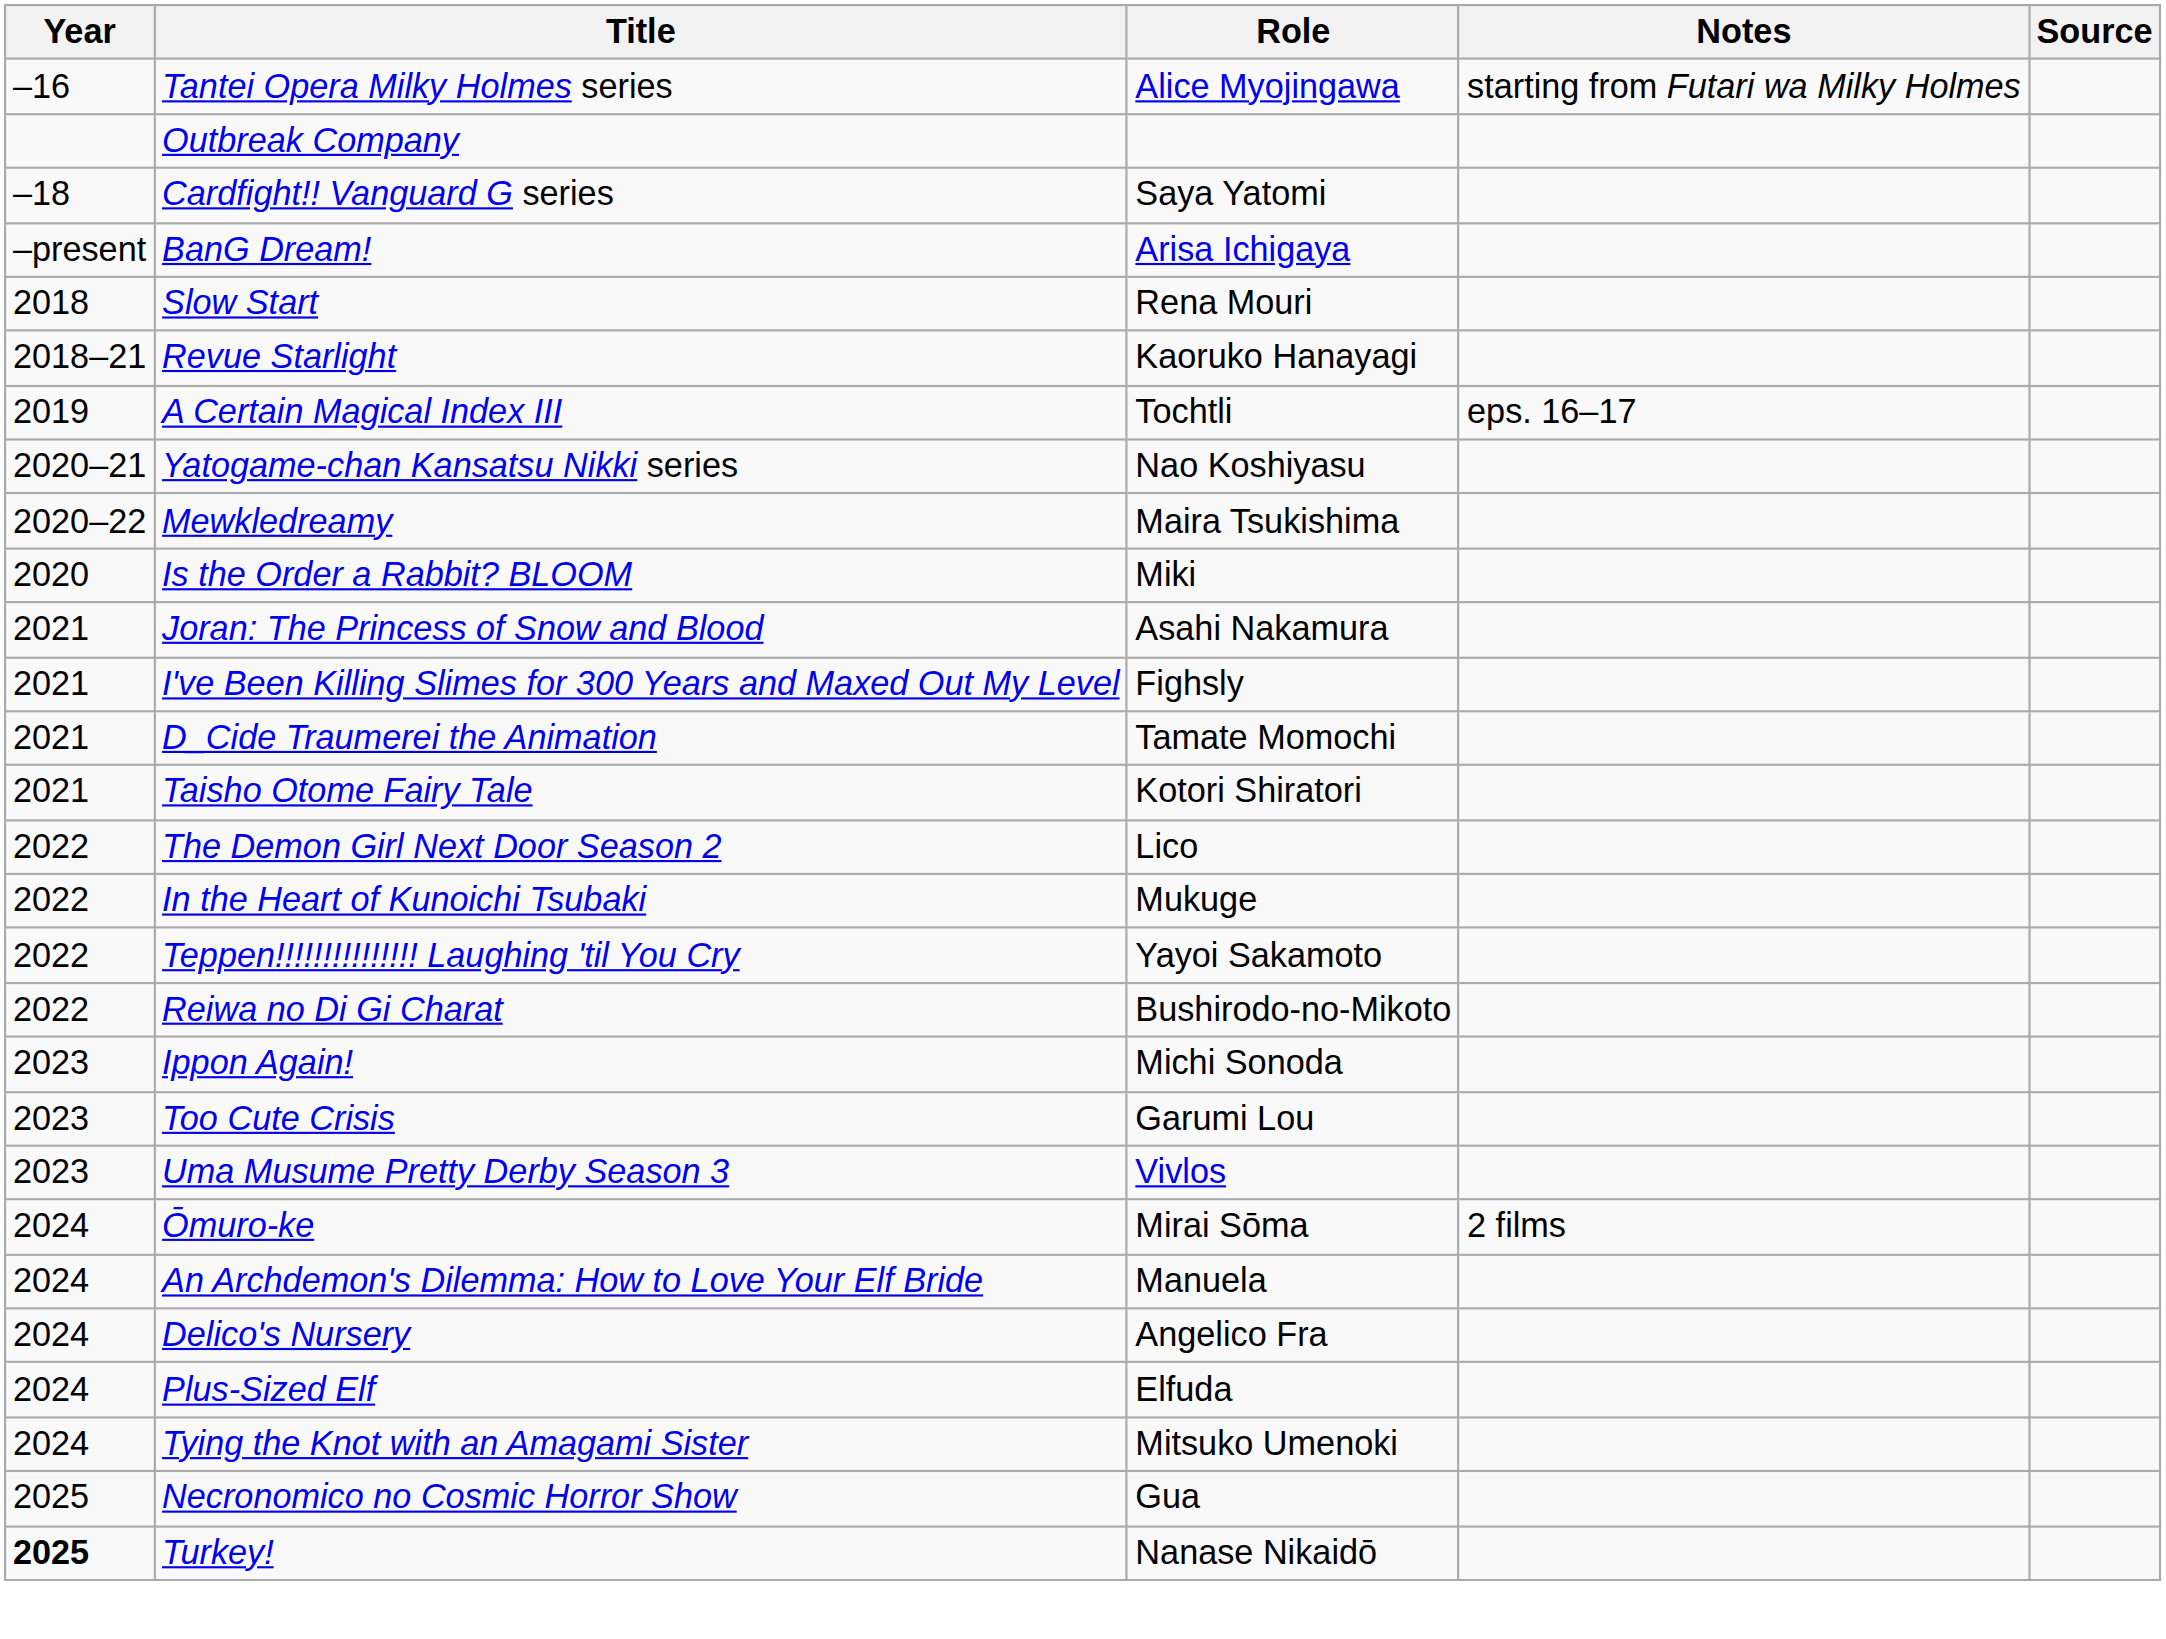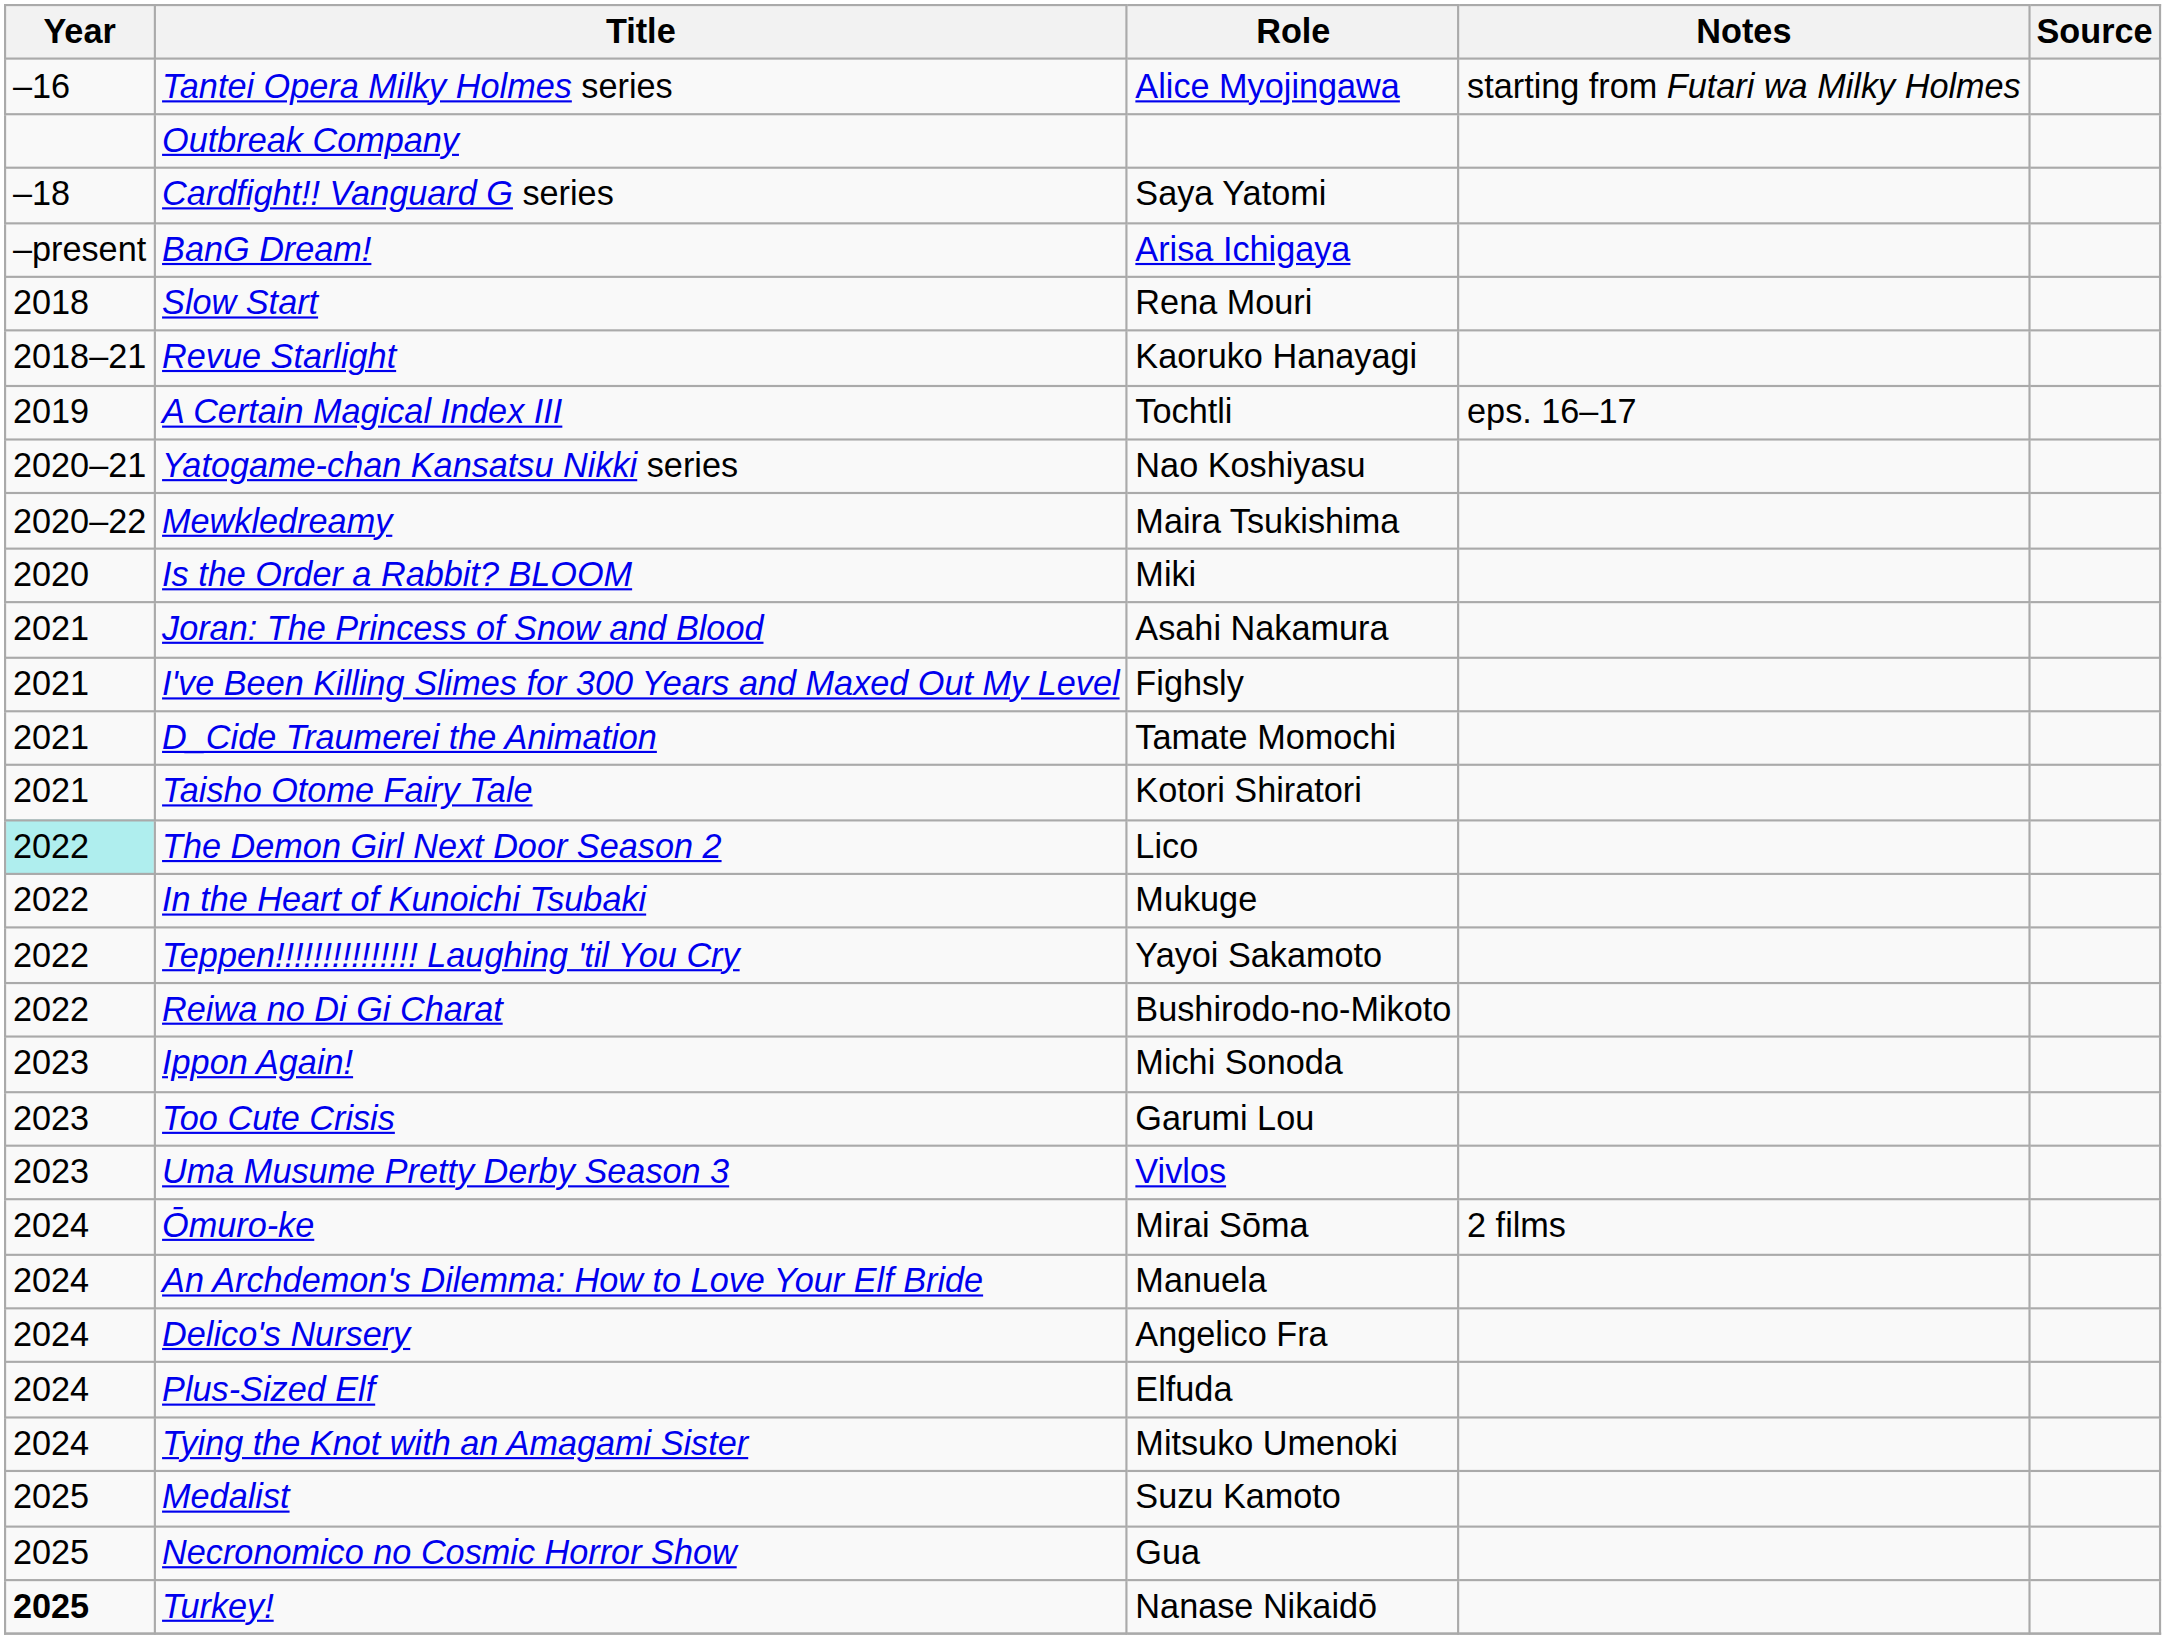(51, 846) no background -> (51, 846) paleturquoise background
+ row: (226, 1497)
